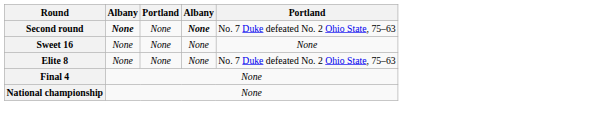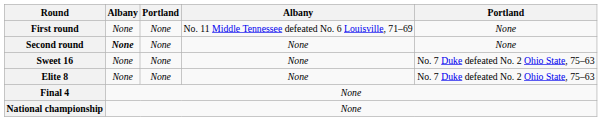+ row: (55, 28)
(199, 28) bold -> (298, 44) normal
(307, 28) No. 7 Duke defeated No. 2 Ohio State, 75–63 -> (506, 44) None
(307, 44) None -> (506, 60) No. 7 Duke defeated No. 2 Ohio State, 75–63
